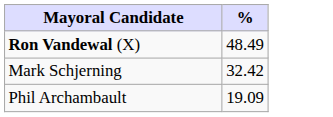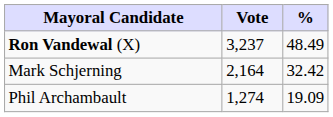+ column: (252, 17)
